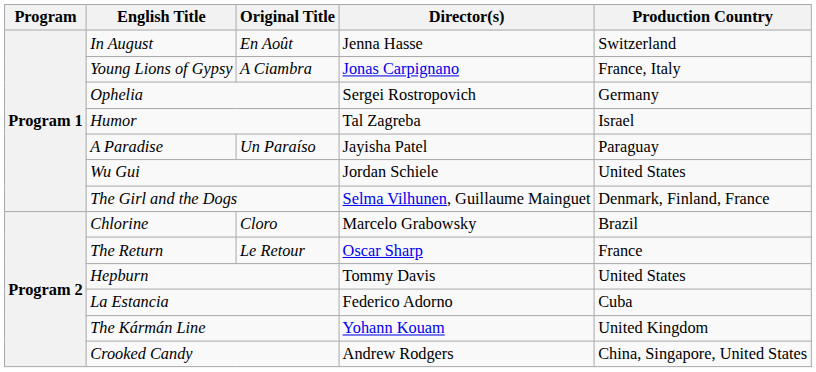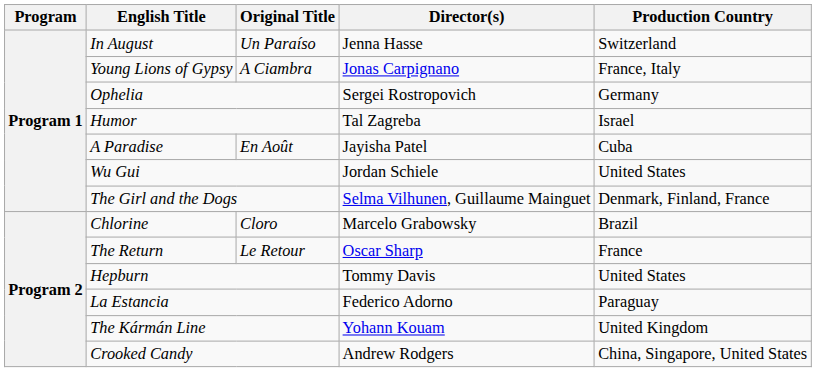(266, 43) En Août -> (278, 43) Un Paraíso
(278, 146) Un Paraíso -> (266, 146) En Août
(629, 146) Paraguay -> (615, 146) Cuba
(615, 302) Cuba -> (629, 302) Paraguay
